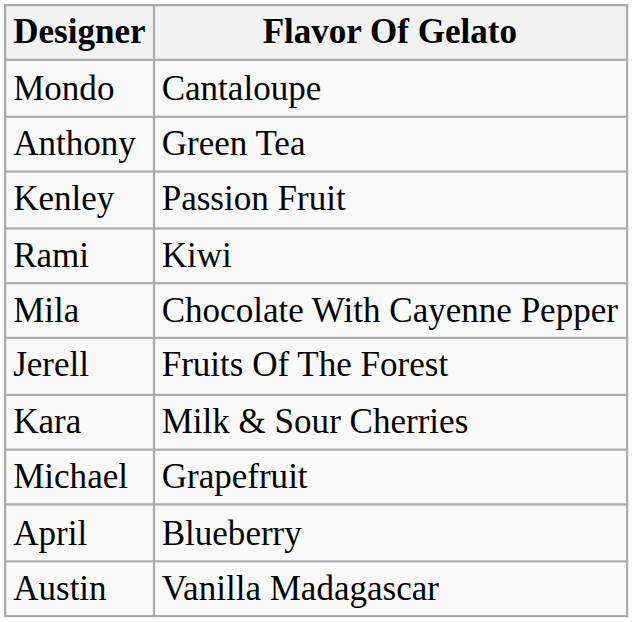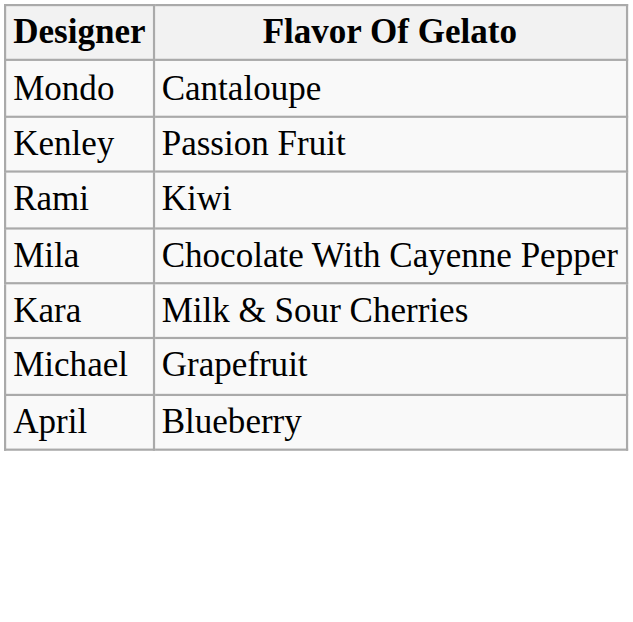- row: (74, 143)
- row: (51, 365)
- row: (60, 587)
